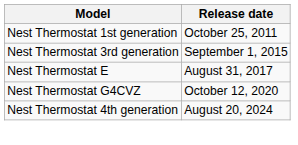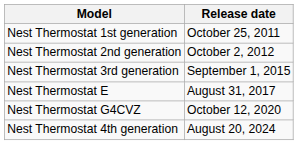+ row: (94, 52)
